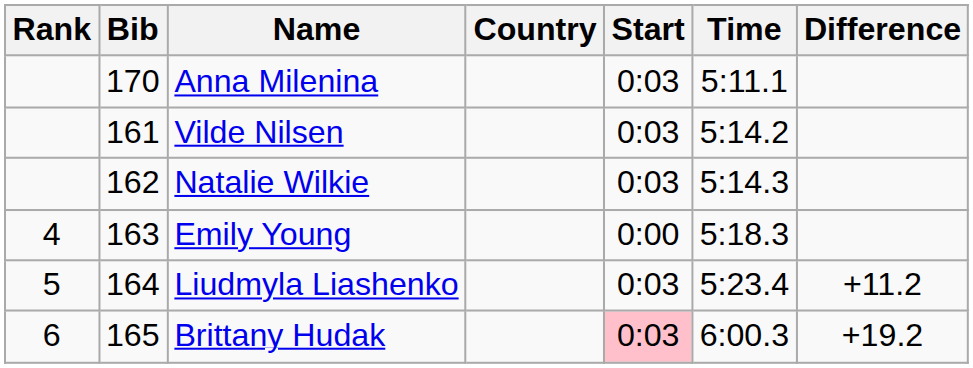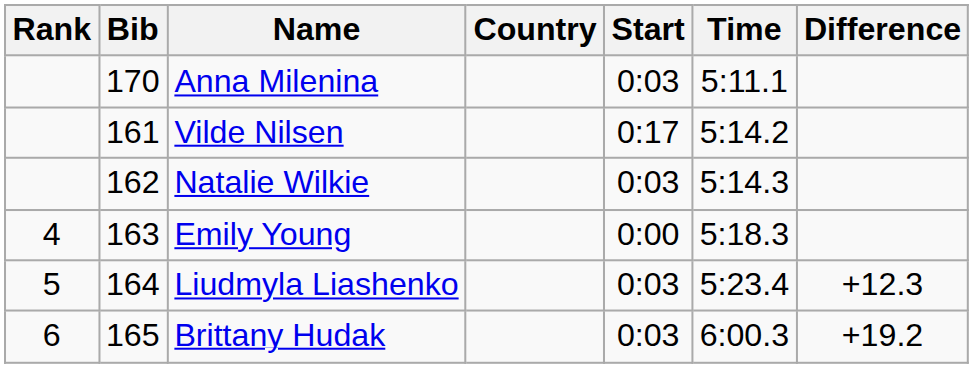(648, 132) 0:03 -> (648, 132) 0:17
(883, 285) +11.2 -> (883, 285) +12.3
(648, 336) pink background -> (648, 336) no background
